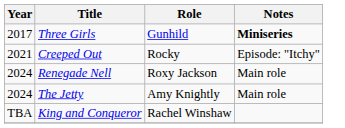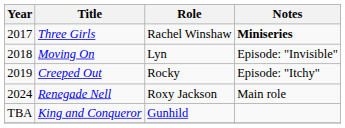(168, 34) Gunhild -> (189, 34) Rachel Winshaw
+ row: (66, 53)
(20, 53) 2021 -> (20, 73) 2019
- row: (61, 93)
(189, 113) Rachel Winshaw -> (168, 113) Gunhild
